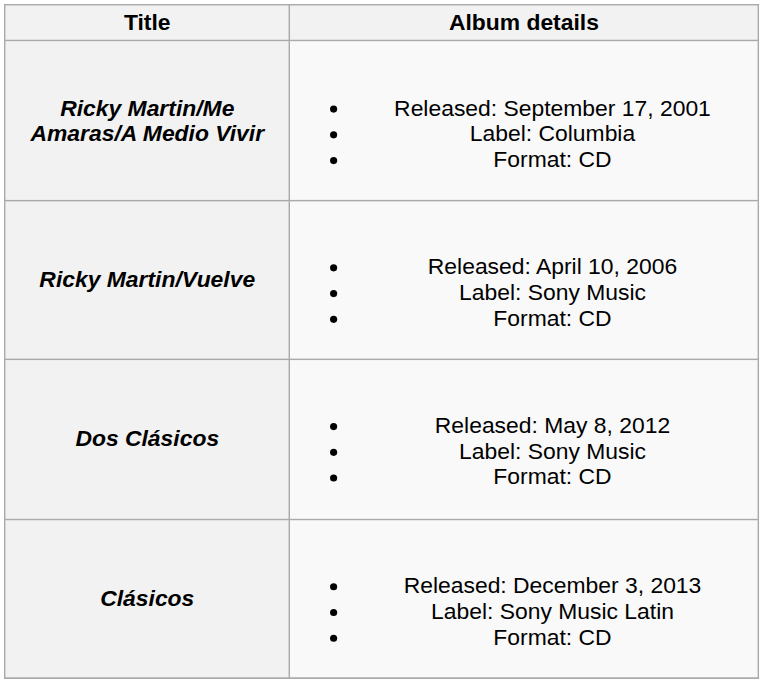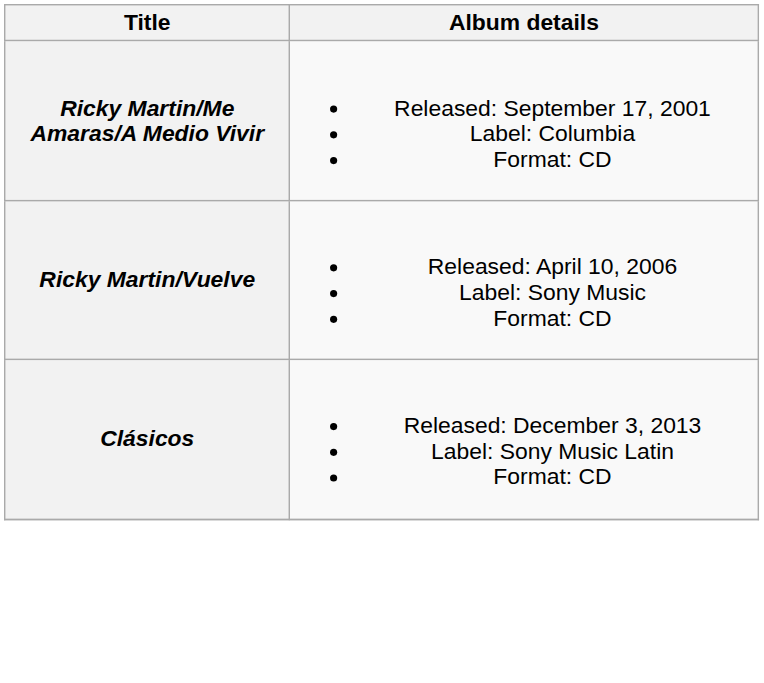- row: (147, 438)
